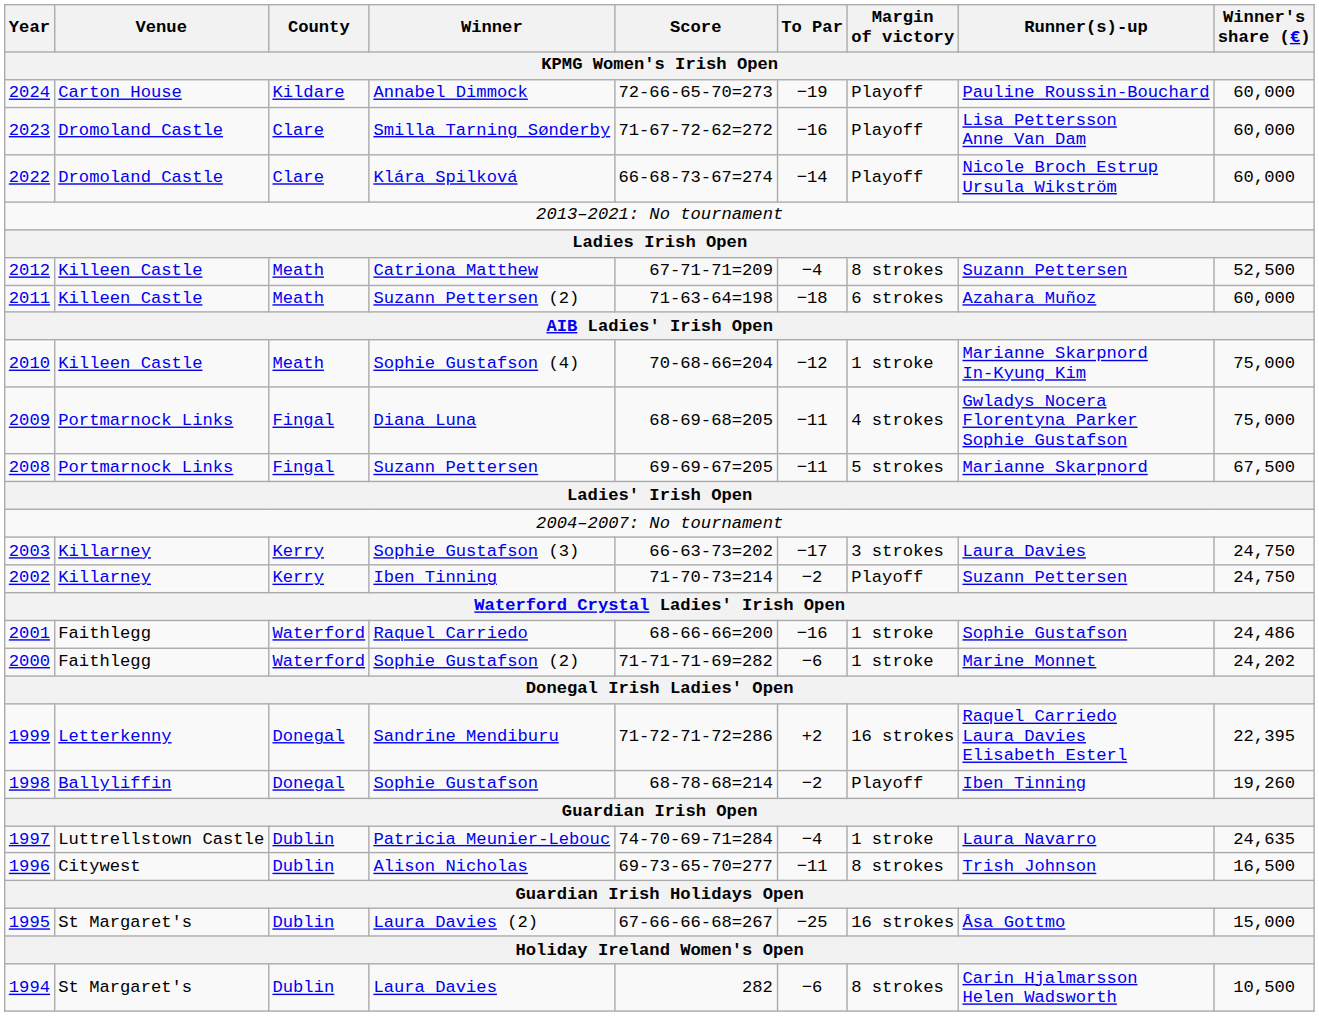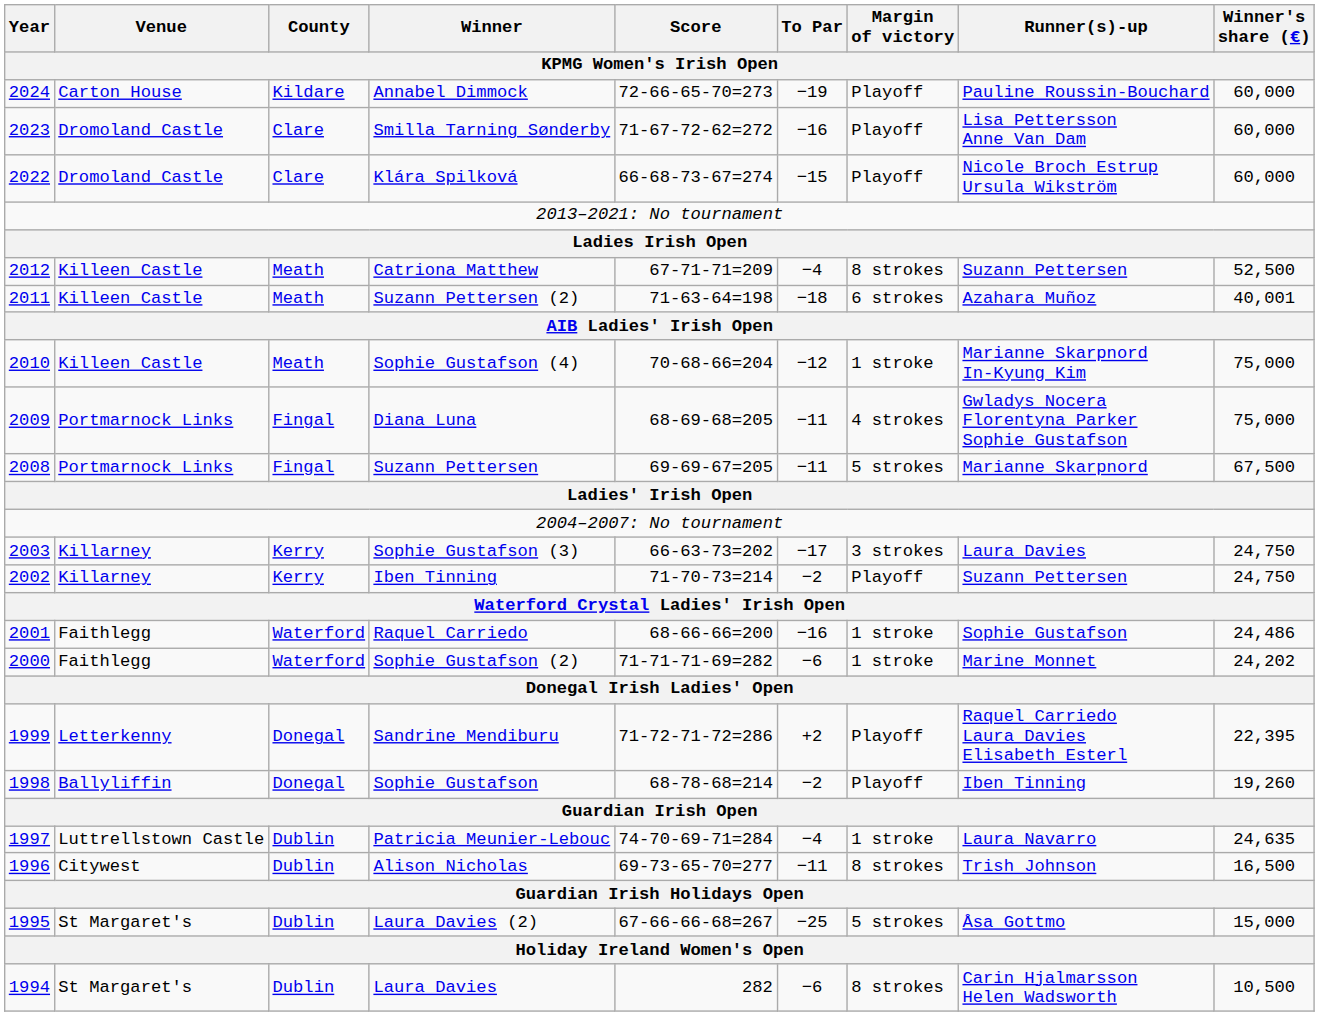(812, 178) −14 -> (812, 178) −15
(1264, 299) 60,000 -> (1264, 299) 40,001
(903, 737) 16 strokes -> (887, 737) Playoff
(903, 923) 16 strokes -> (898, 923) 5 strokes
